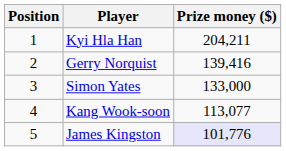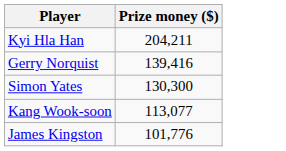- column: (34, 16)
(227, 87) 133,000 -> (169, 87) 130,300
(227, 134) lavender background -> (169, 134) no background
